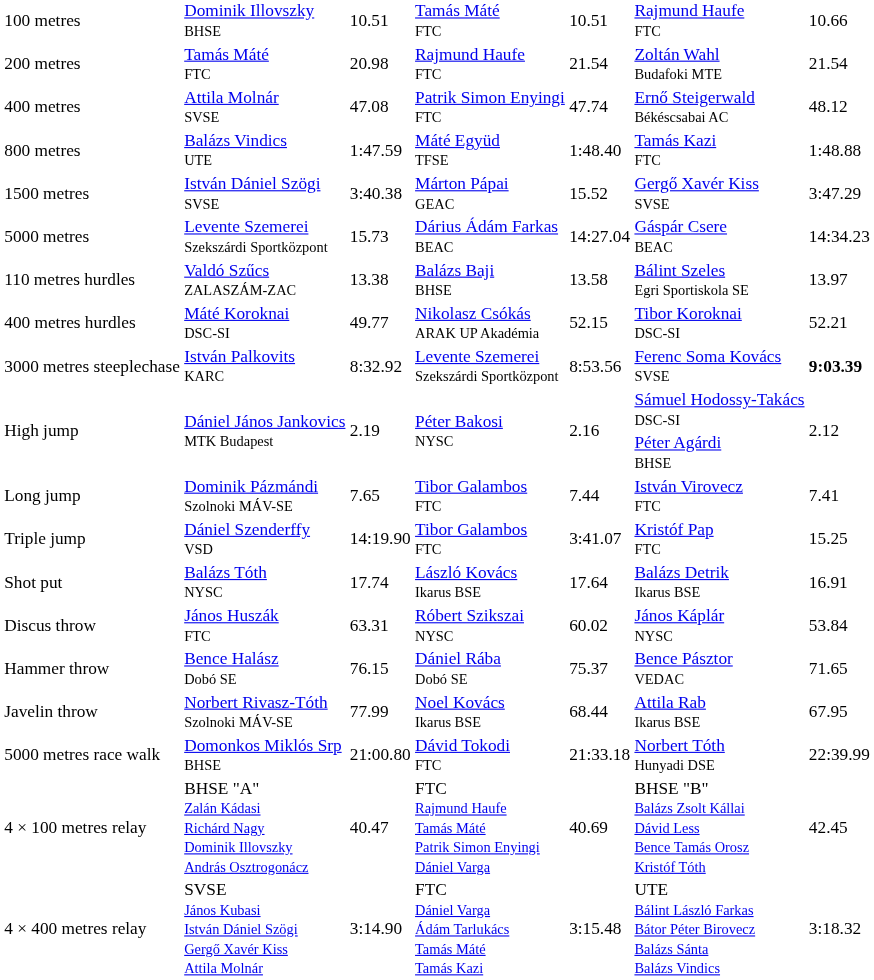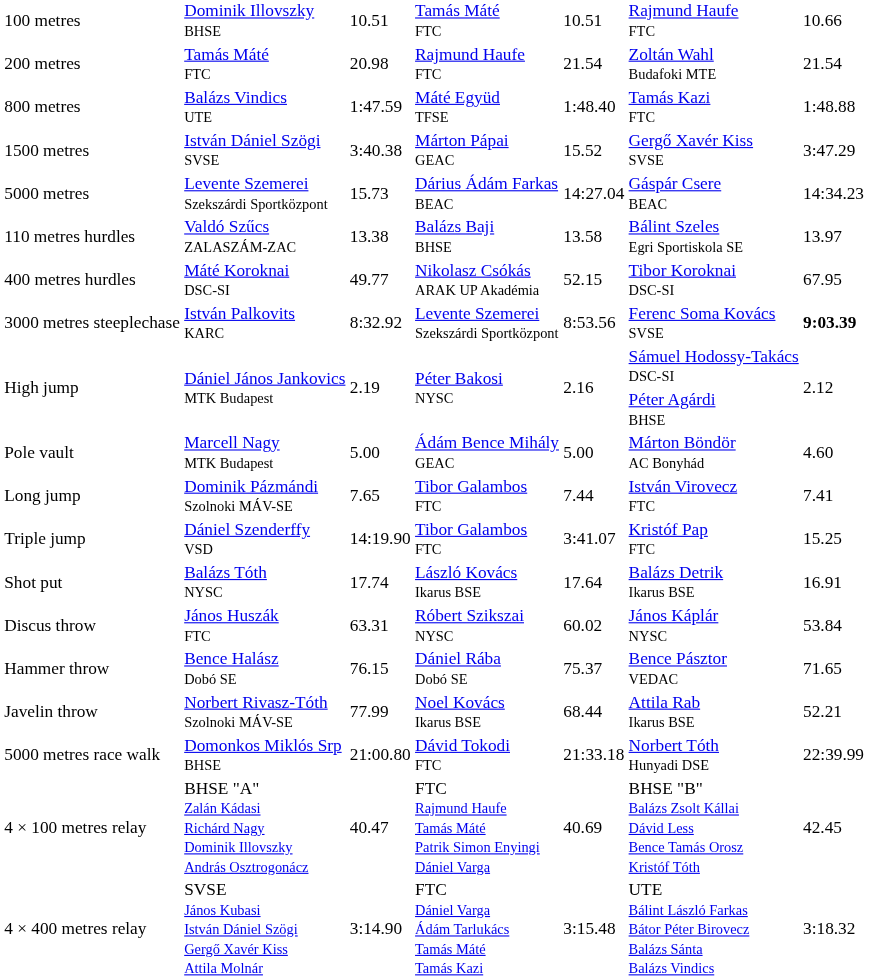- row: (42, 107)
(828, 323) 52.21 -> (822, 279) 67.95
+ row: (39, 452)
(828, 711) 67.95 -> (822, 711) 52.21
